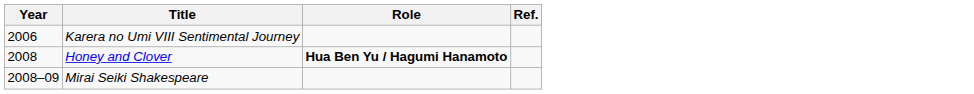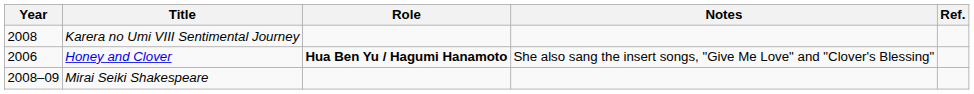+ column: (724, 15)
(22, 36) 2006 -> (22, 36) 2008
(22, 57) 2008 -> (22, 57) 2006
